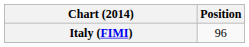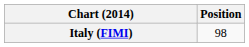(221, 33) 96 -> (221, 33) 98
